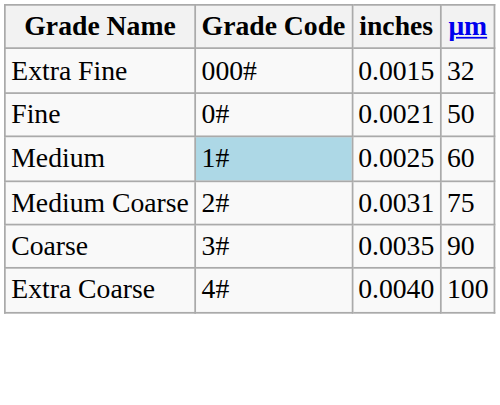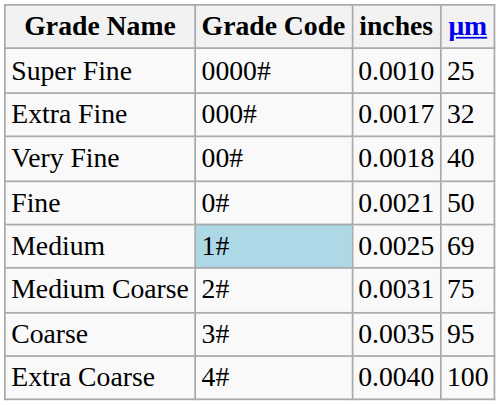+ row: (72, 70)
(396, 70) 0.0015 -> (396, 114) 0.0017
+ row: (65, 158)
(461, 158) 60 -> (461, 245) 69
(461, 245) 90 -> (461, 333) 95
